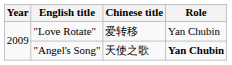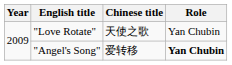(122, 31) 爱转移 -> (127, 31) 天使之歌
(127, 50) 天使之歌 -> (122, 50) 爱转移
